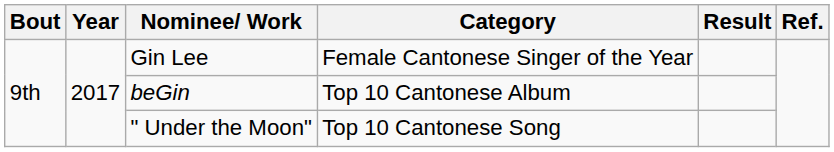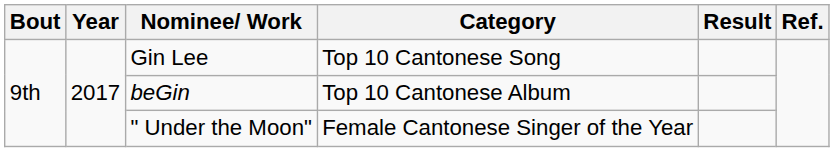(508, 57) Female Cantonese Singer of the Year -> (441, 57) Top 10 Cantonese Song
(441, 127) Top 10 Cantonese Song -> (508, 127) Female Cantonese Singer of the Year
